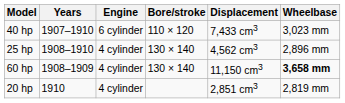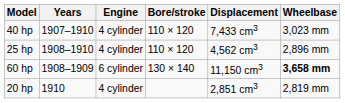(121, 30) 6 cylinder -> (121, 30) 4 cylinder
(171, 49) 130 × 140 -> (171, 49) 110 × 120
(121, 69) 4 cylinder -> (121, 69) 6 cylinder
